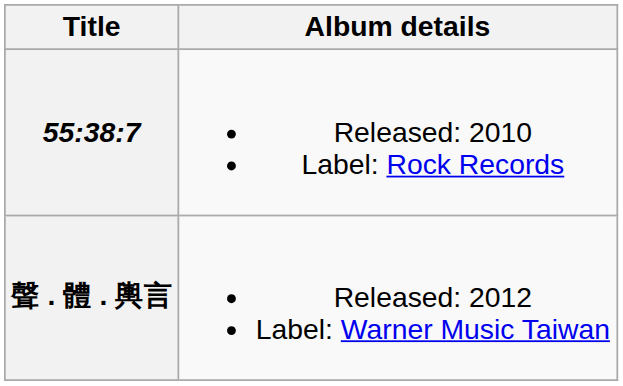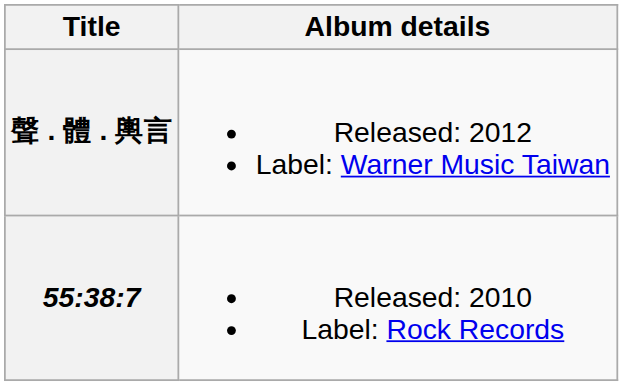rows swapped: (92, 132) <-> (92, 296)
